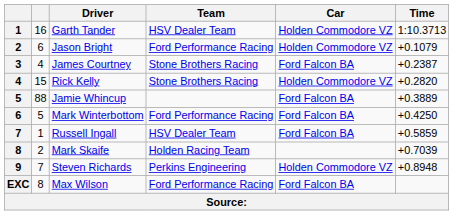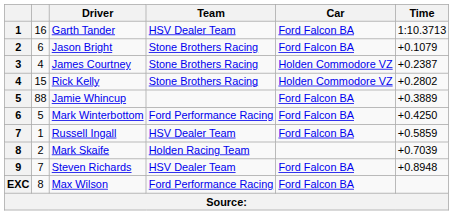(336, 30) Holden Commodore VZ -> (316, 30) Ford Falcon BA
(211, 47) Ford Performance Racing -> (203, 47) Stone Brothers Racing
(336, 47) Holden Commodore VZ -> (316, 47) Ford Falcon BA
(316, 64) Ford Falcon BA -> (336, 64) Holden Commodore VZ
(418, 81) +0.2820 -> (418, 81) +0.2802
(197, 167) Perkins Engineering -> (192, 167) HSV Dealer Team
(336, 167) Holden Commodore VZ -> (316, 167) Ford Falcon BA
